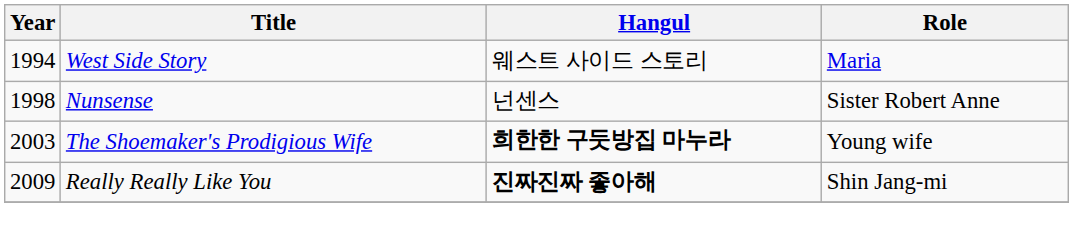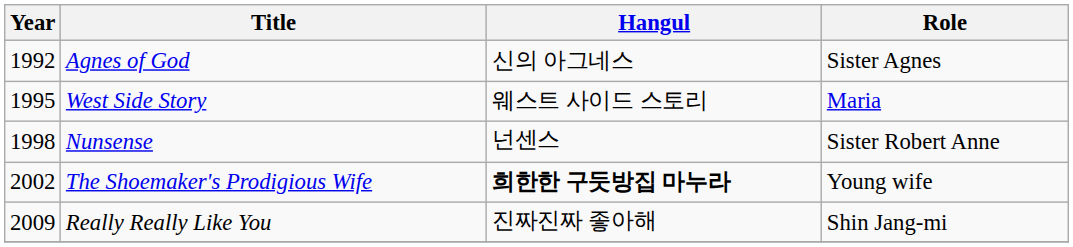+ row: (128, 60)
(33, 60) 1994 -> (33, 100) 1995
(33, 141) 2003 -> (33, 181) 2002
(574, 180) bold -> (574, 221) normal
